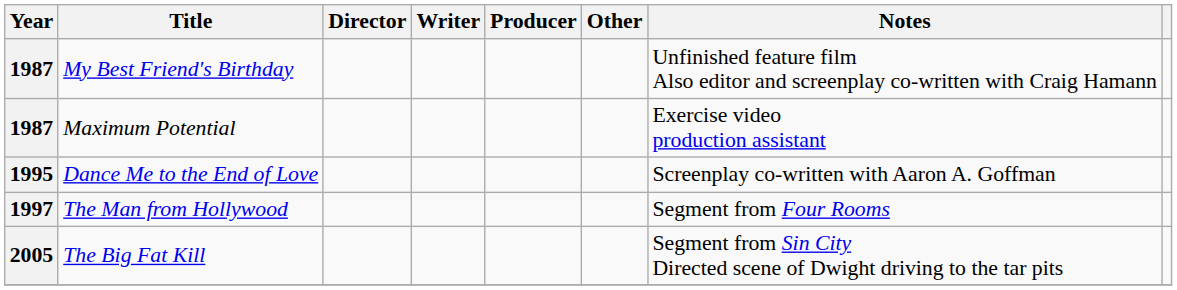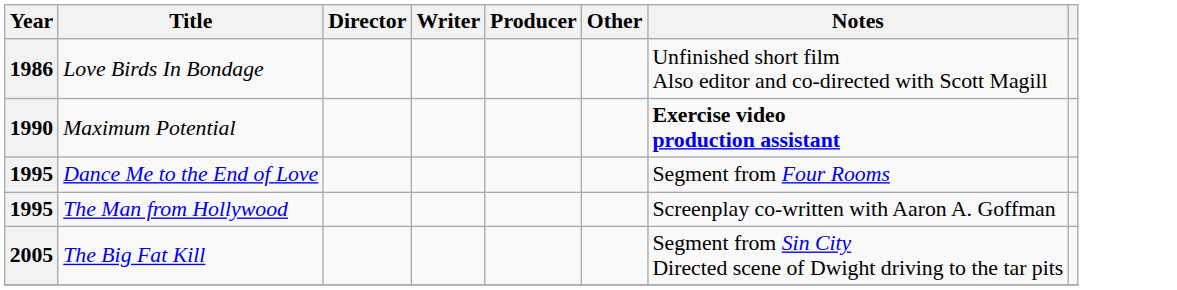+ row: (163, 68)
- row: (178, 68)
(31, 127) 1987 -> (31, 127) 1990
(739, 127) normal -> (746, 127) bold
(854, 174) Screenplay co-written with Aaron A. Goffman -> (771, 174) Segment from Four Rooms
(31, 208) 1997 -> (31, 208) 1995
(771, 208) Segment from Four Rooms -> (854, 208) Screenplay co-written with Aaron A. Goffman
